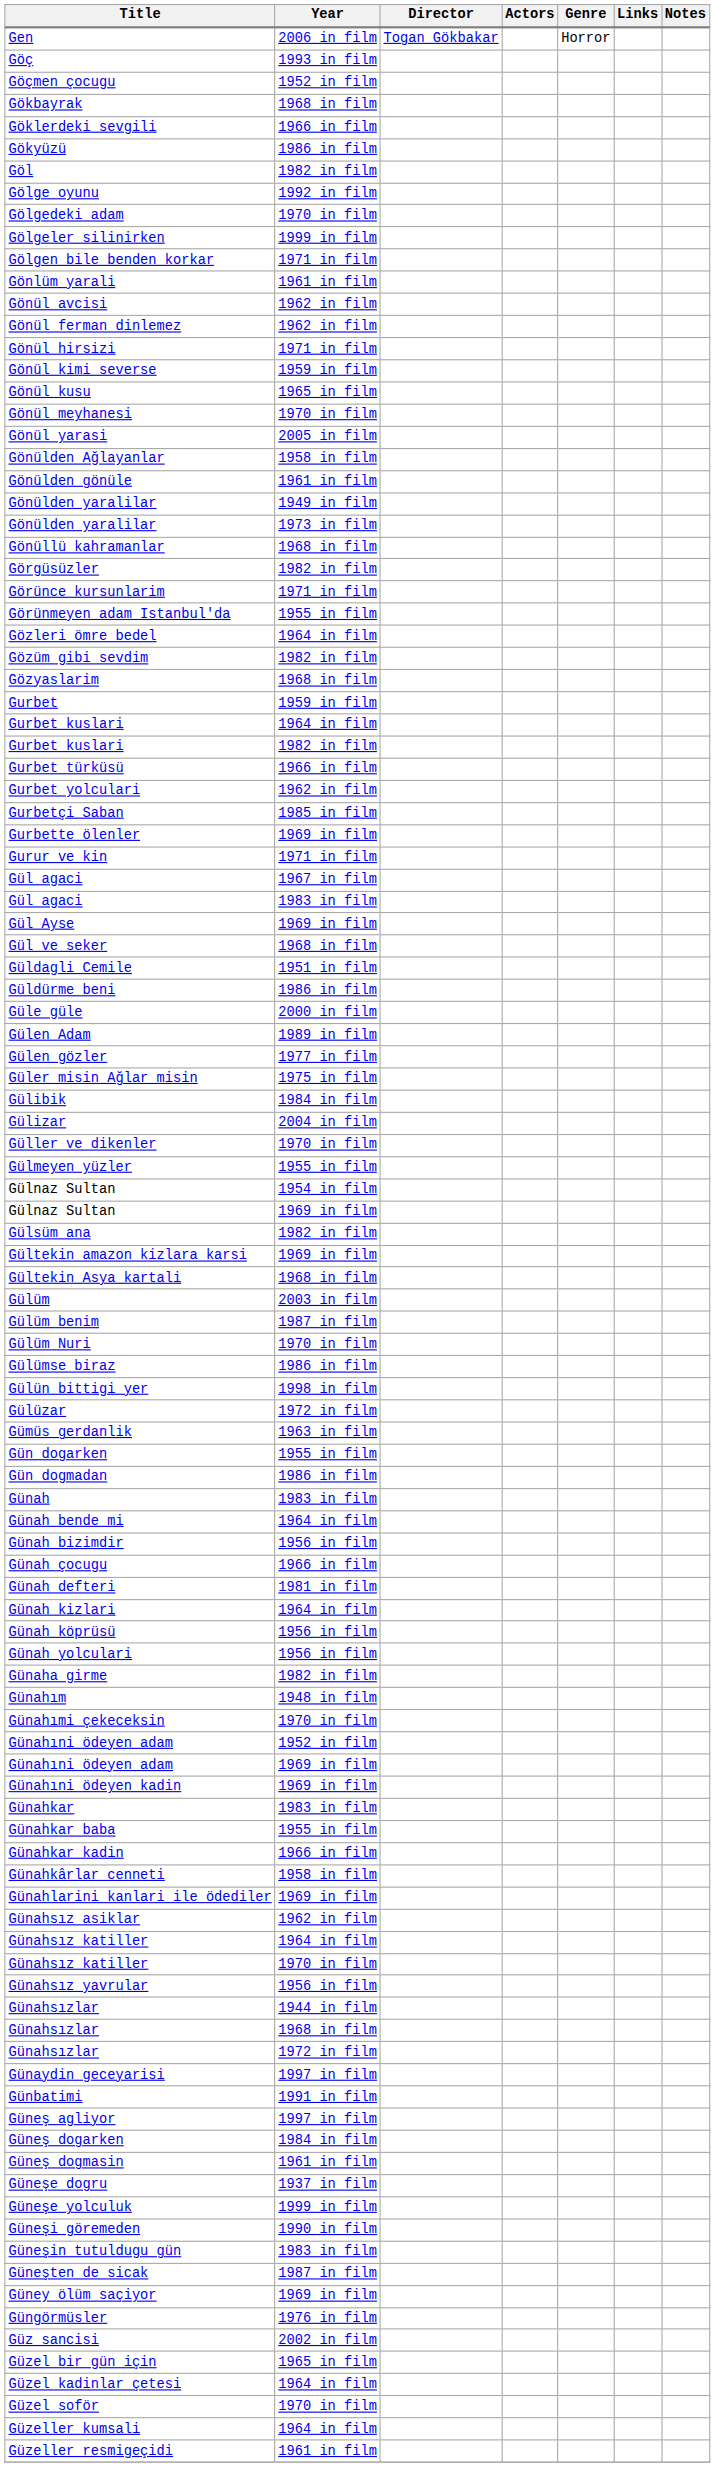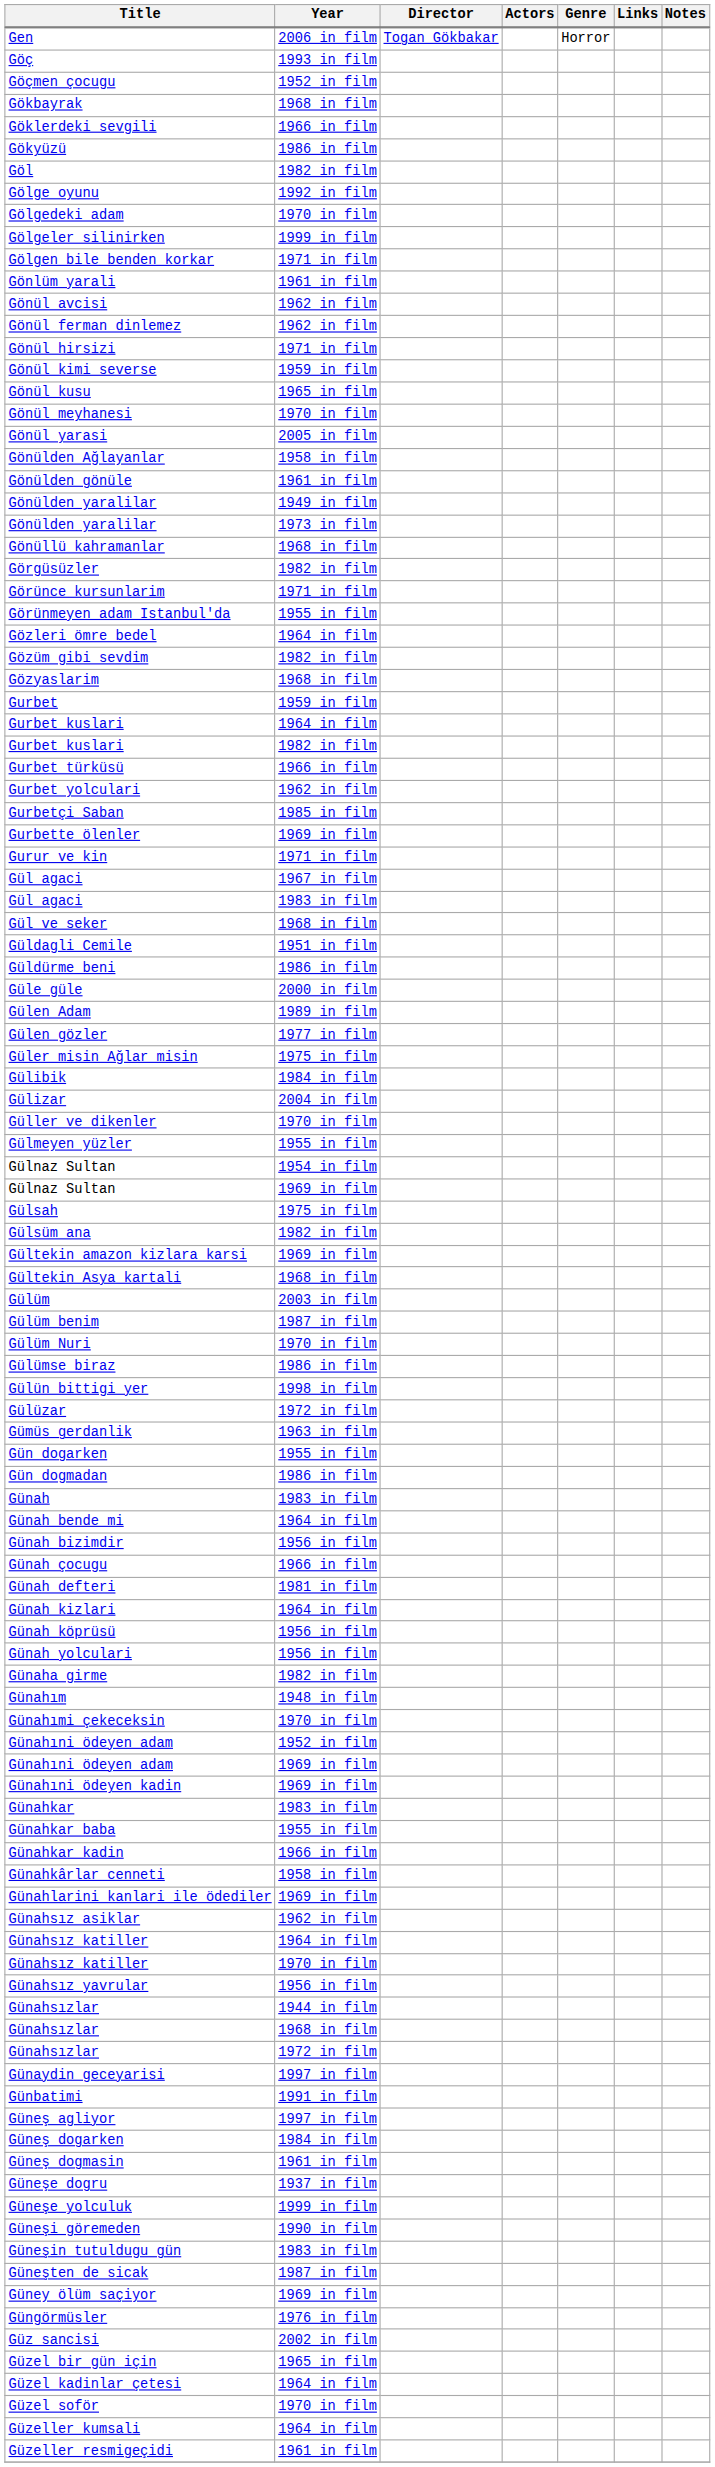- row: (41, 924)
+ row: (33, 1212)
